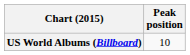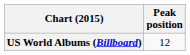(165, 42) 10 -> (165, 42) 12
